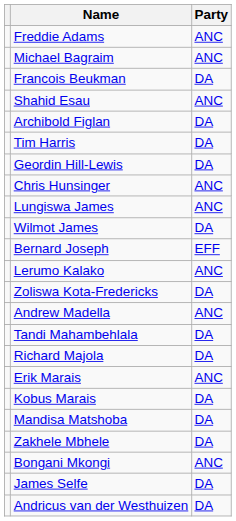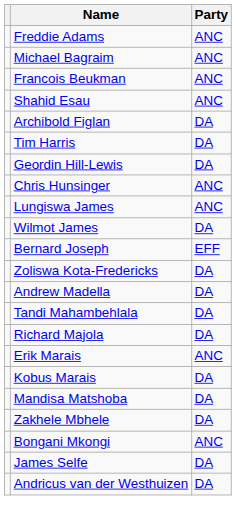(204, 79) DA -> (209, 79) ANC
- row: (59, 270)
(209, 313) ANC -> (204, 292) DA
